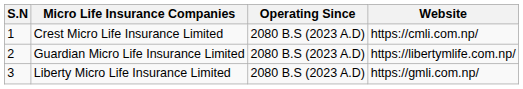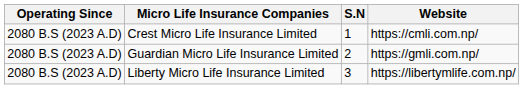columns swapped: (18, 14) <-> (308, 14)
(443, 53) https://libertymlife.com.np/ -> (425, 53) https://gmli.com.np/
(425, 73) https://gmli.com.np/ -> (443, 73) https://libertymlife.com.np/
